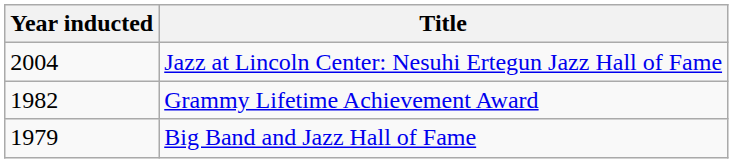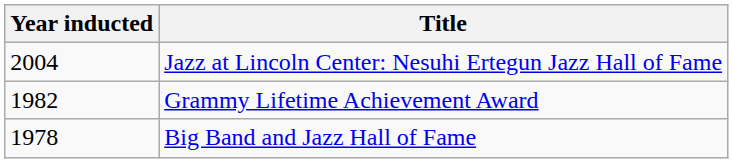(34, 137) 1979 -> (34, 137) 1978
